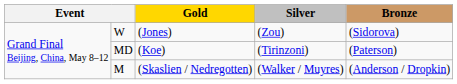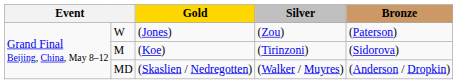(374, 32) (Sidorova) -> (373, 32) (Paterson)
(123, 50) MD -> (119, 50) M
(373, 50) (Paterson) -> (374, 50) (Sidorova)
(119, 69) M -> (123, 69) MD
